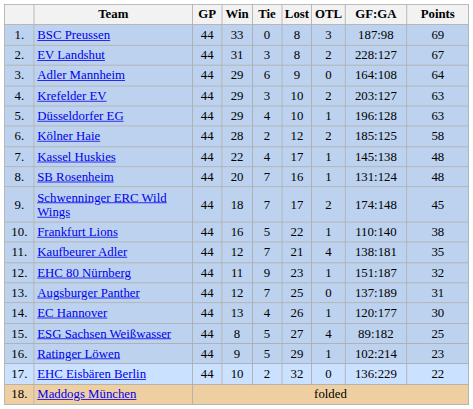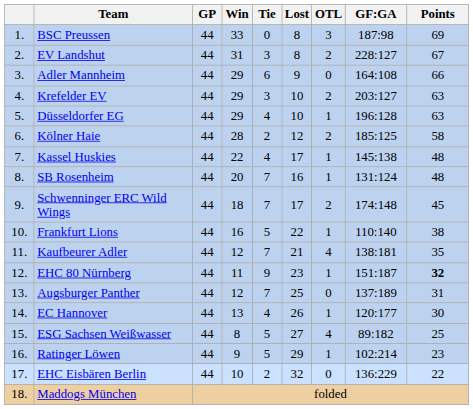(438, 75) 64 -> (438, 75) 66
(438, 272) normal -> (438, 272) bold
